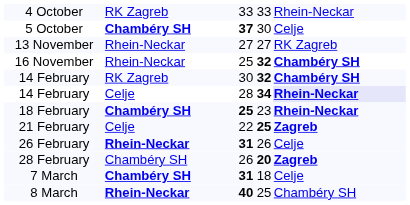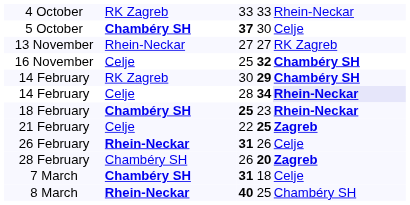(145, 61) Rhein-Neckar -> (120, 61) Celje
(264, 77) 32 -> (264, 77) 29
